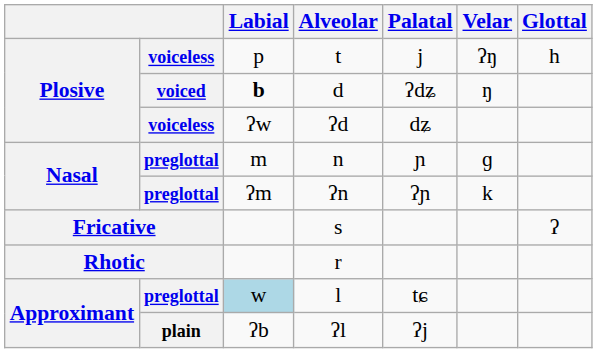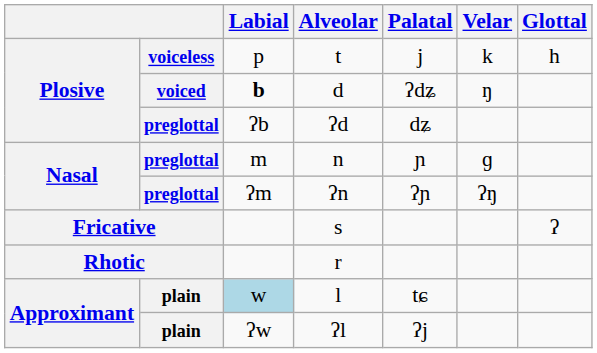(487, 55) ʔŋ -> (487, 55) k
(181, 125) voiceless -> (181, 125) preglottal
(259, 124) ʔw -> (259, 124) ʔb
(487, 192) k -> (487, 192) ʔŋ
(181, 297) preglottal -> (181, 297) plain
(259, 329) ʔb -> (259, 329) ʔw
